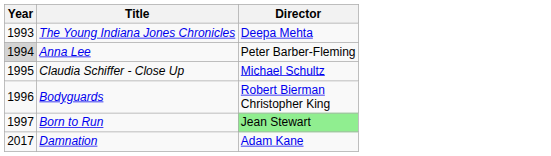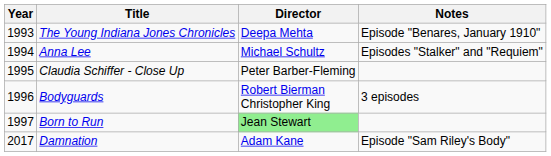+ column: (452, 14)
(20, 52) lightgrey background -> (20, 52) no background
(298, 52) Peter Barber-Fleming -> (283, 52) Michael Schultz
(283, 71) Michael Schultz -> (298, 71) Peter Barber-Fleming
